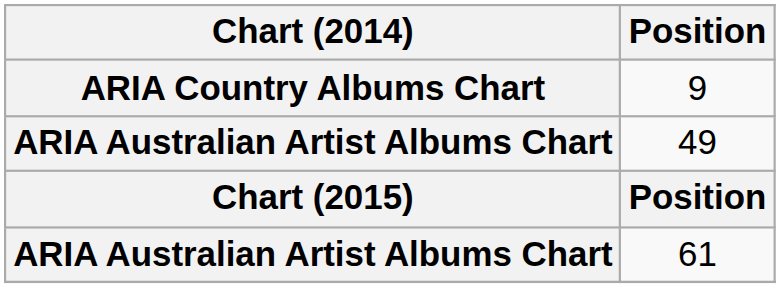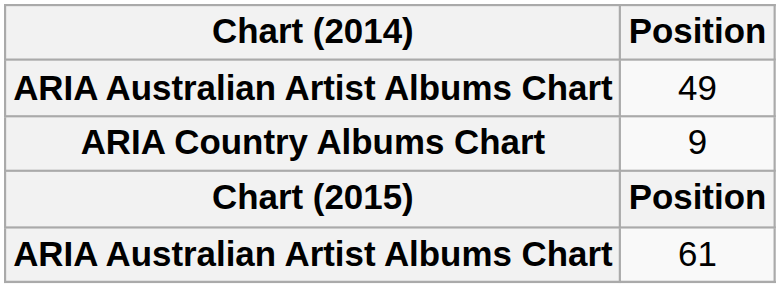rows swapped: (697, 142) <-> (697, 87)
